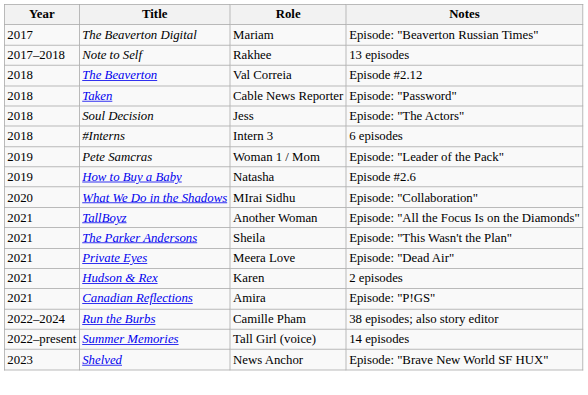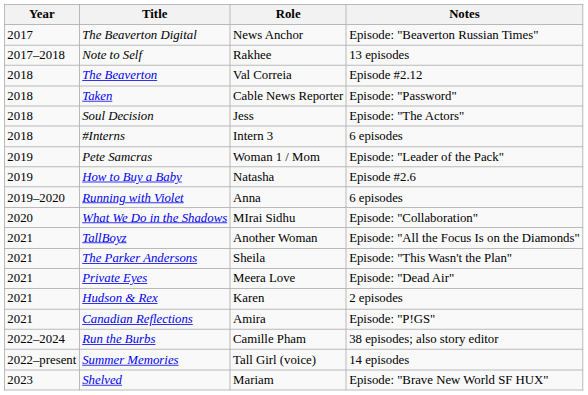(253, 34) Mariam -> (268, 34) News Anchor
+ row: (133, 197)
(268, 359) News Anchor -> (253, 380) Mariam
